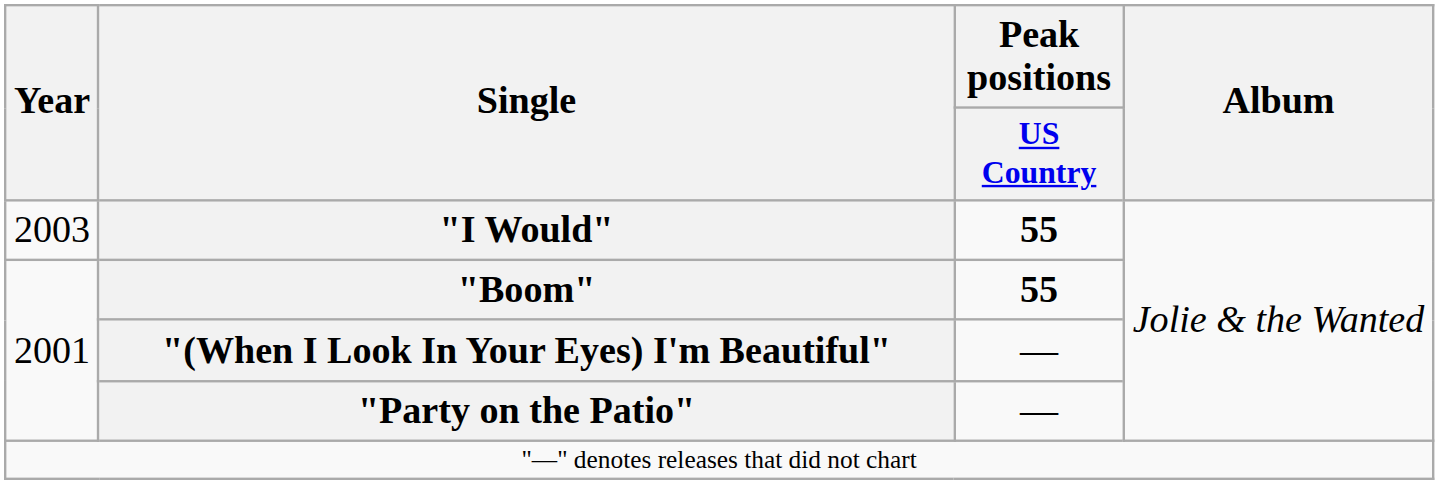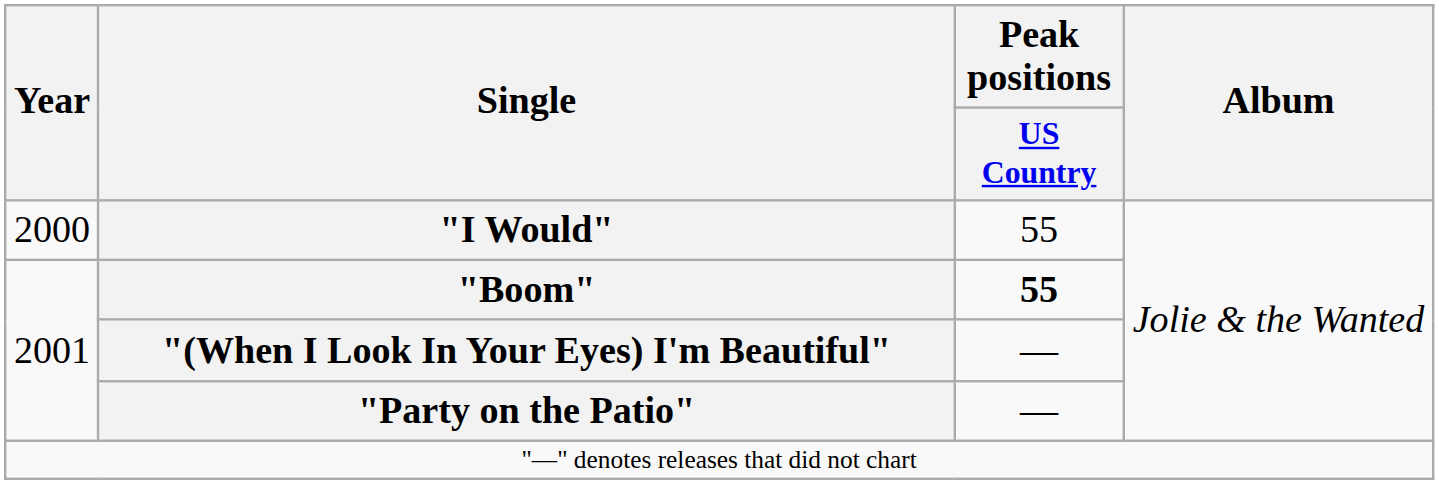(52, 229) 2003 -> (52, 229) 2000
(1039, 229) bold -> (1039, 229) normal
